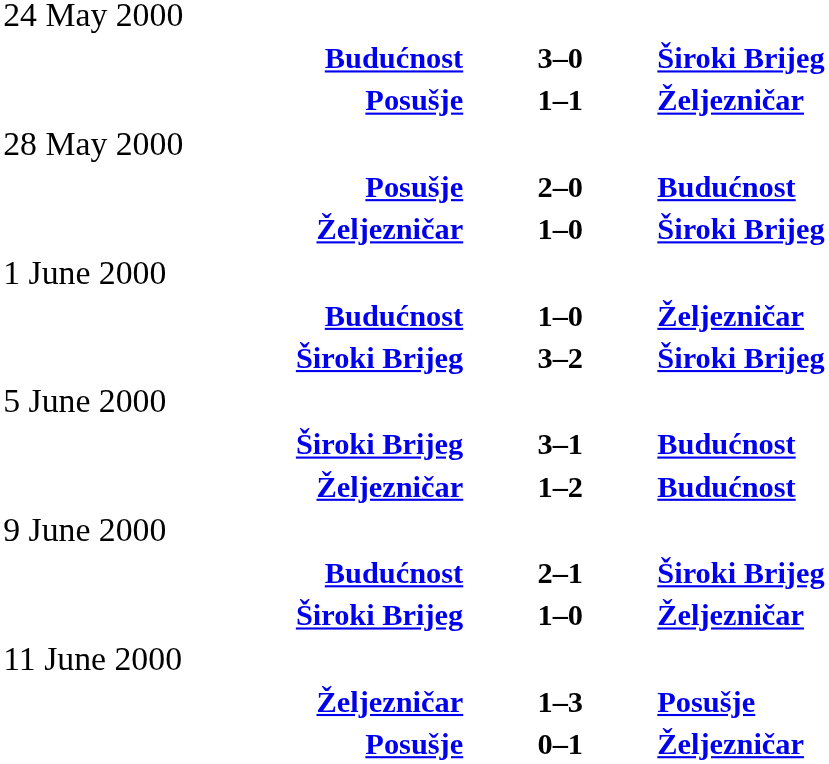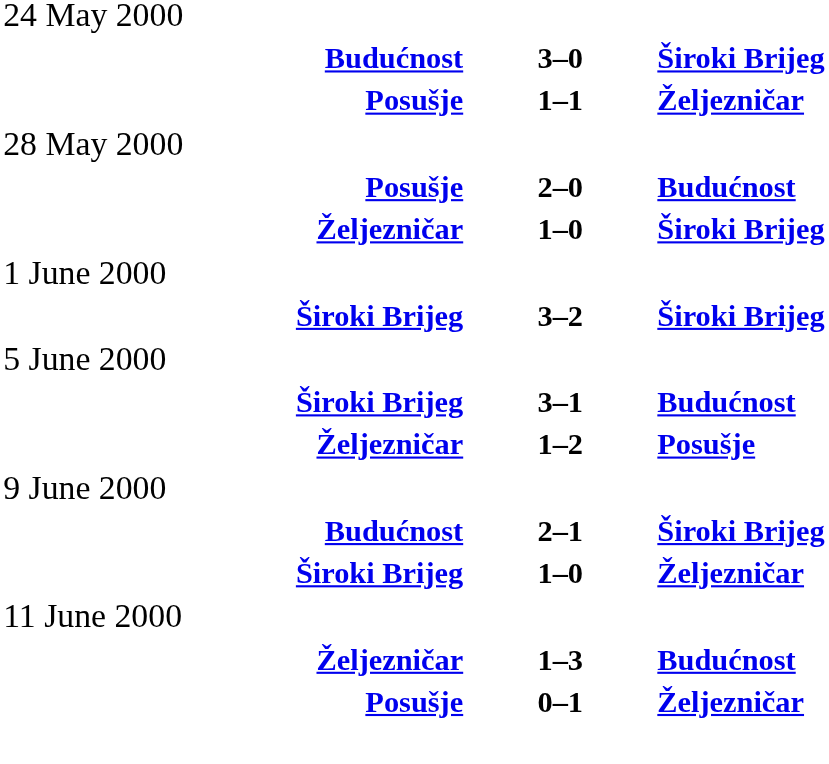- row: (394, 315)
(727, 486) Budućnost -> (706, 444) Posušje
(706, 701) Posušje -> (727, 659) Budućnost
